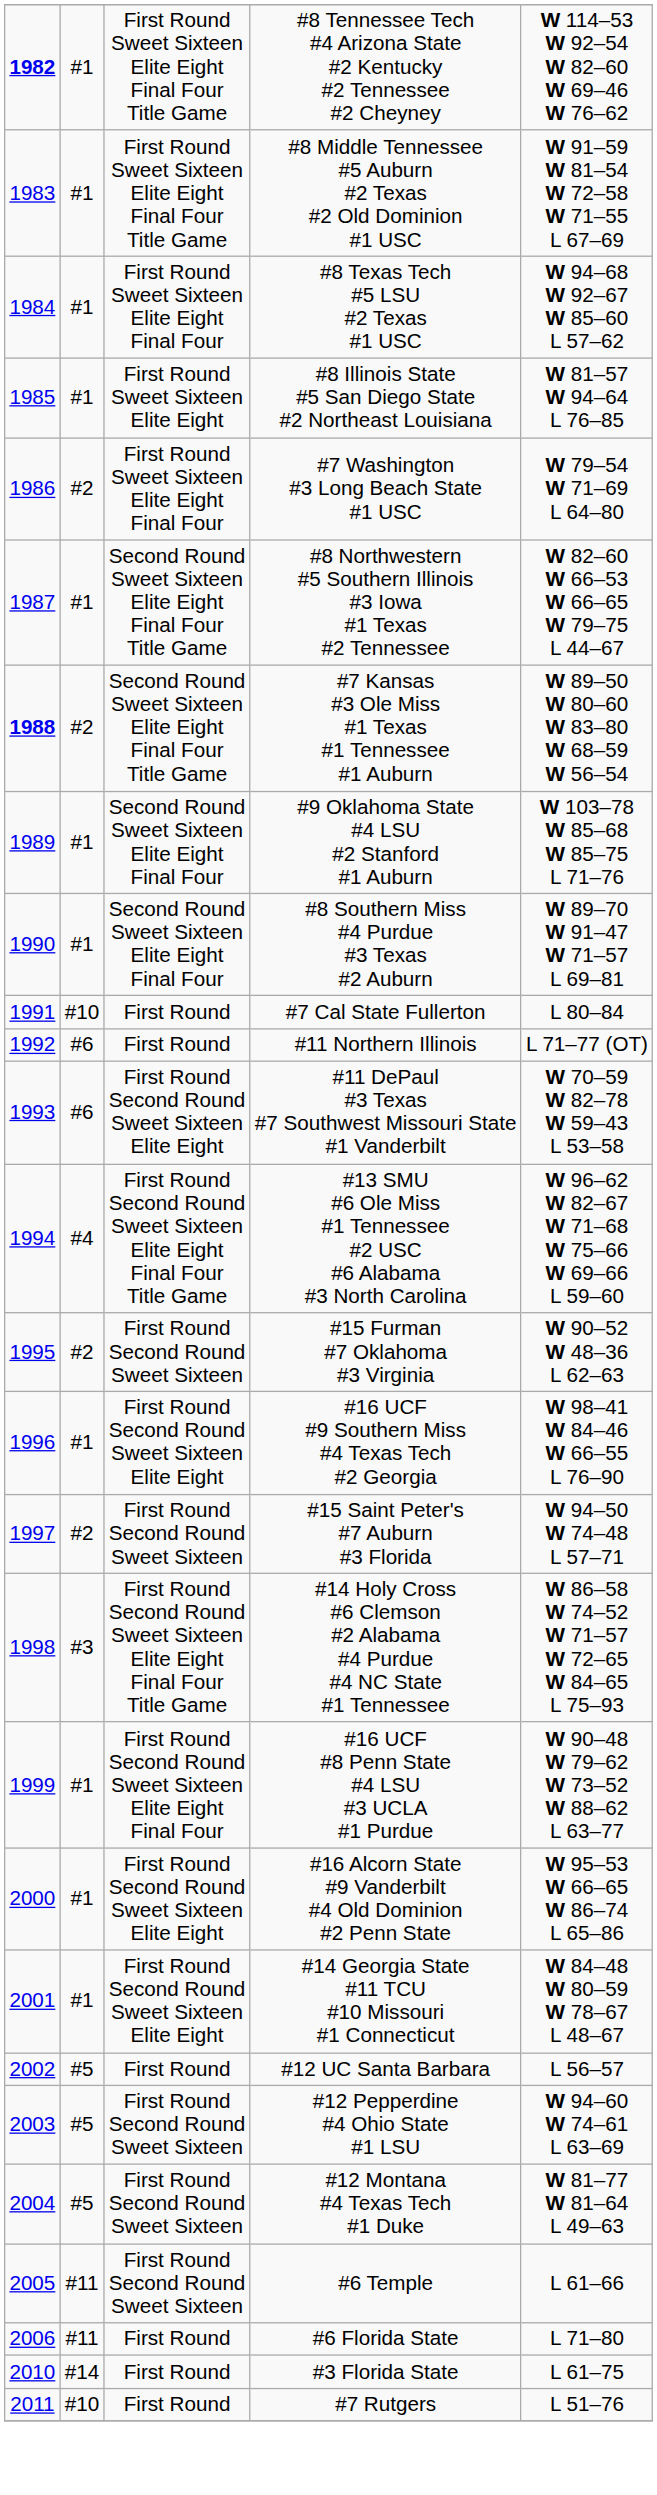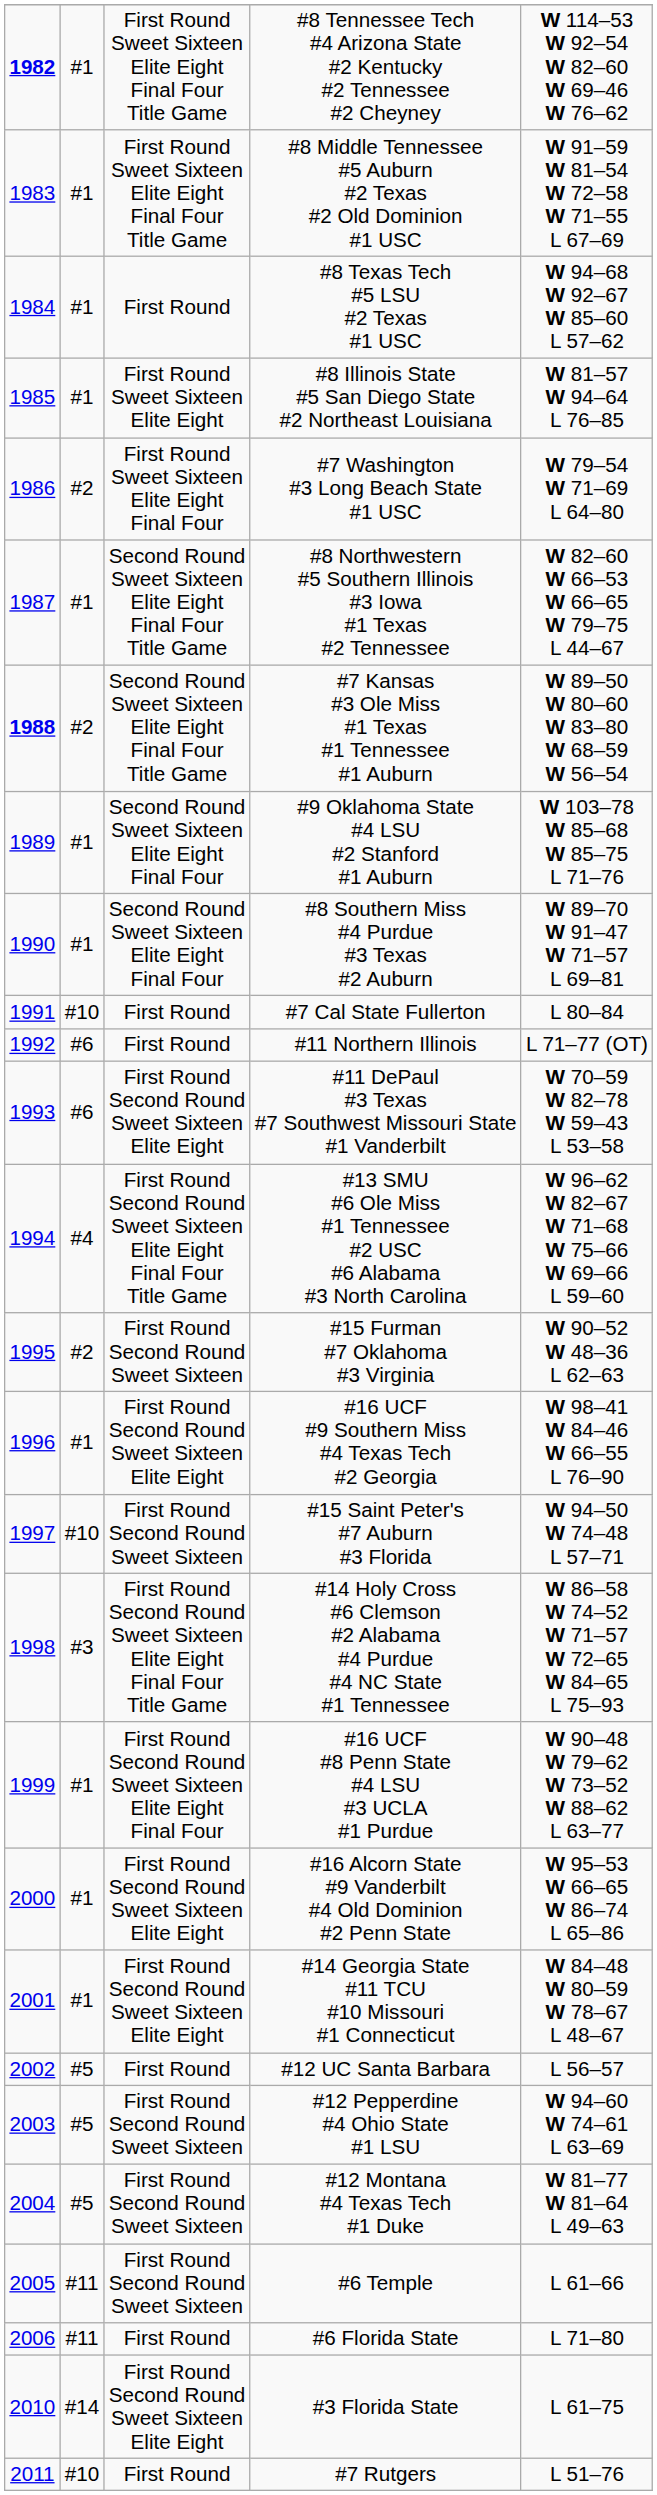(177, 306) First Round Sweet Sixteen Elite Eight Final Four -> (177, 306) First Round
(82, 1533) #2 -> (82, 1533) #10
(177, 2371) First Round -> (177, 2406) First Round Second Round Sweet Sixteen Elite Eight
